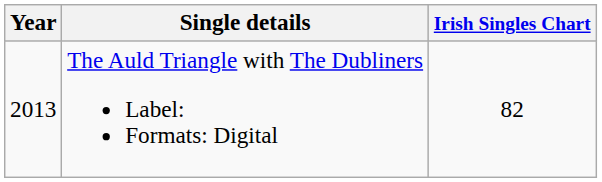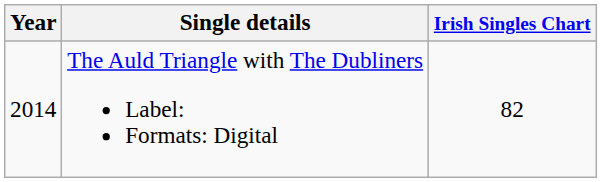(33, 108) 2013 -> (33, 108) 2014
